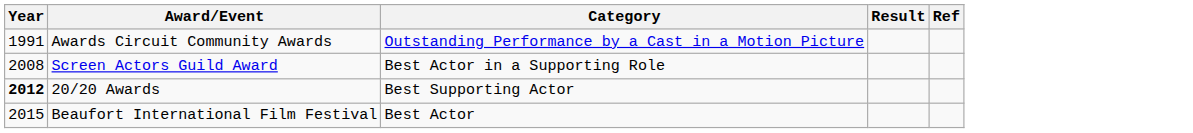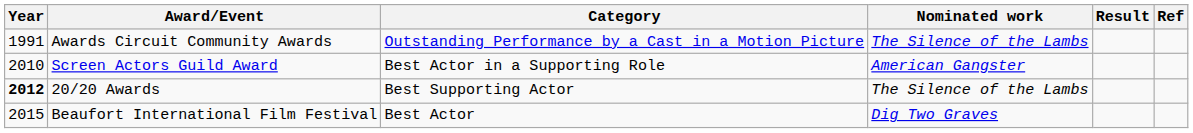+ column: (980, 17)
(26, 66) 2008 -> (26, 66) 2010
